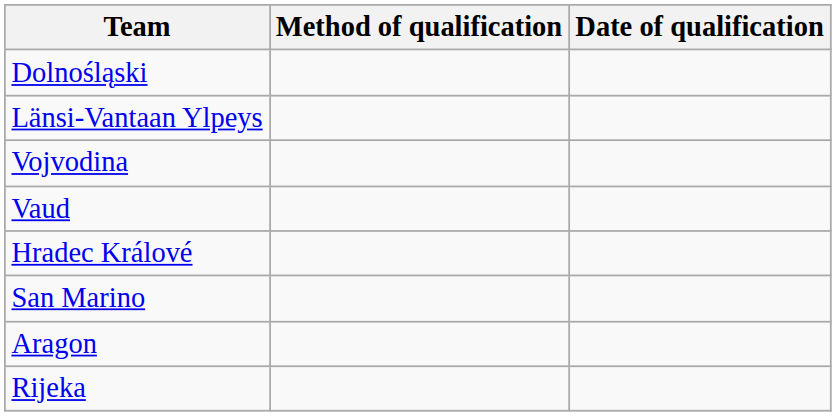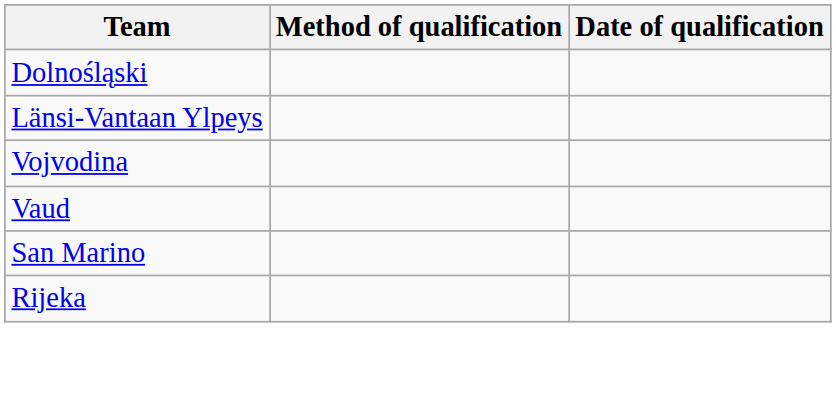- row: (102, 252)
- row: (54, 343)
